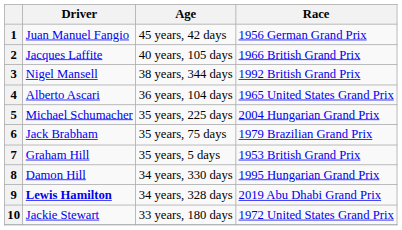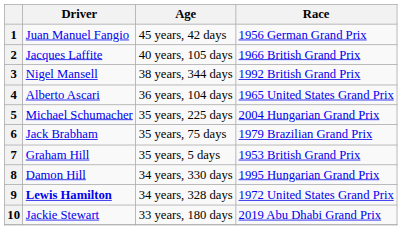(310, 194) 2019 Abu Dhabi Grand Prix -> (316, 194) 1972 United States Grand Prix
(316, 214) 1972 United States Grand Prix -> (310, 214) 2019 Abu Dhabi Grand Prix
